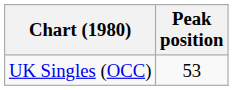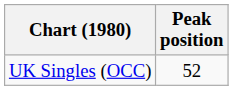(192, 70) 53 -> (192, 70) 52
